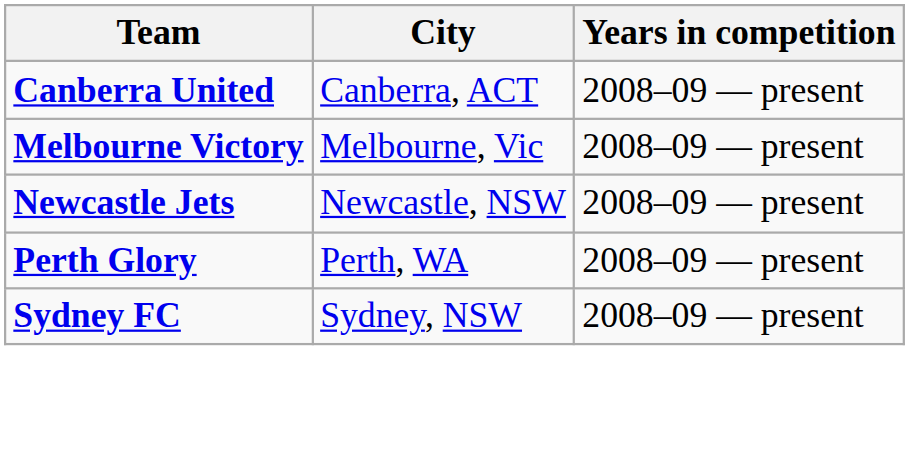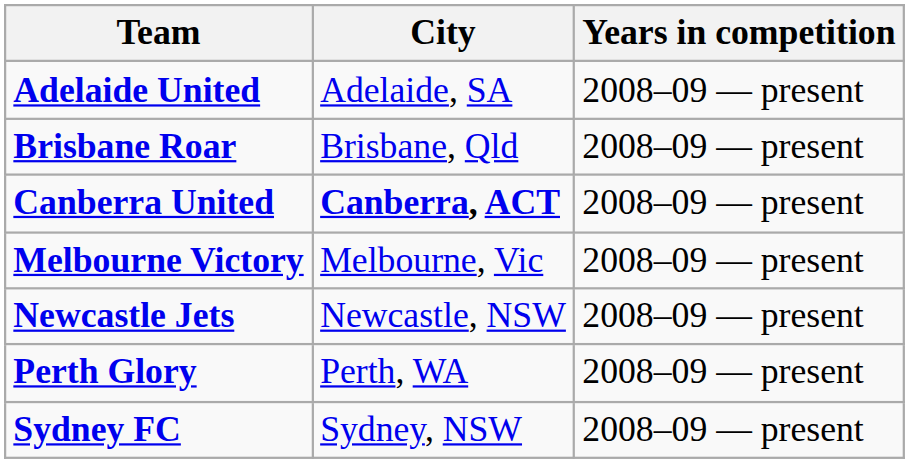+ row: (137, 89)
+ row: (125, 145)
(429, 89) normal -> (440, 202) bold
